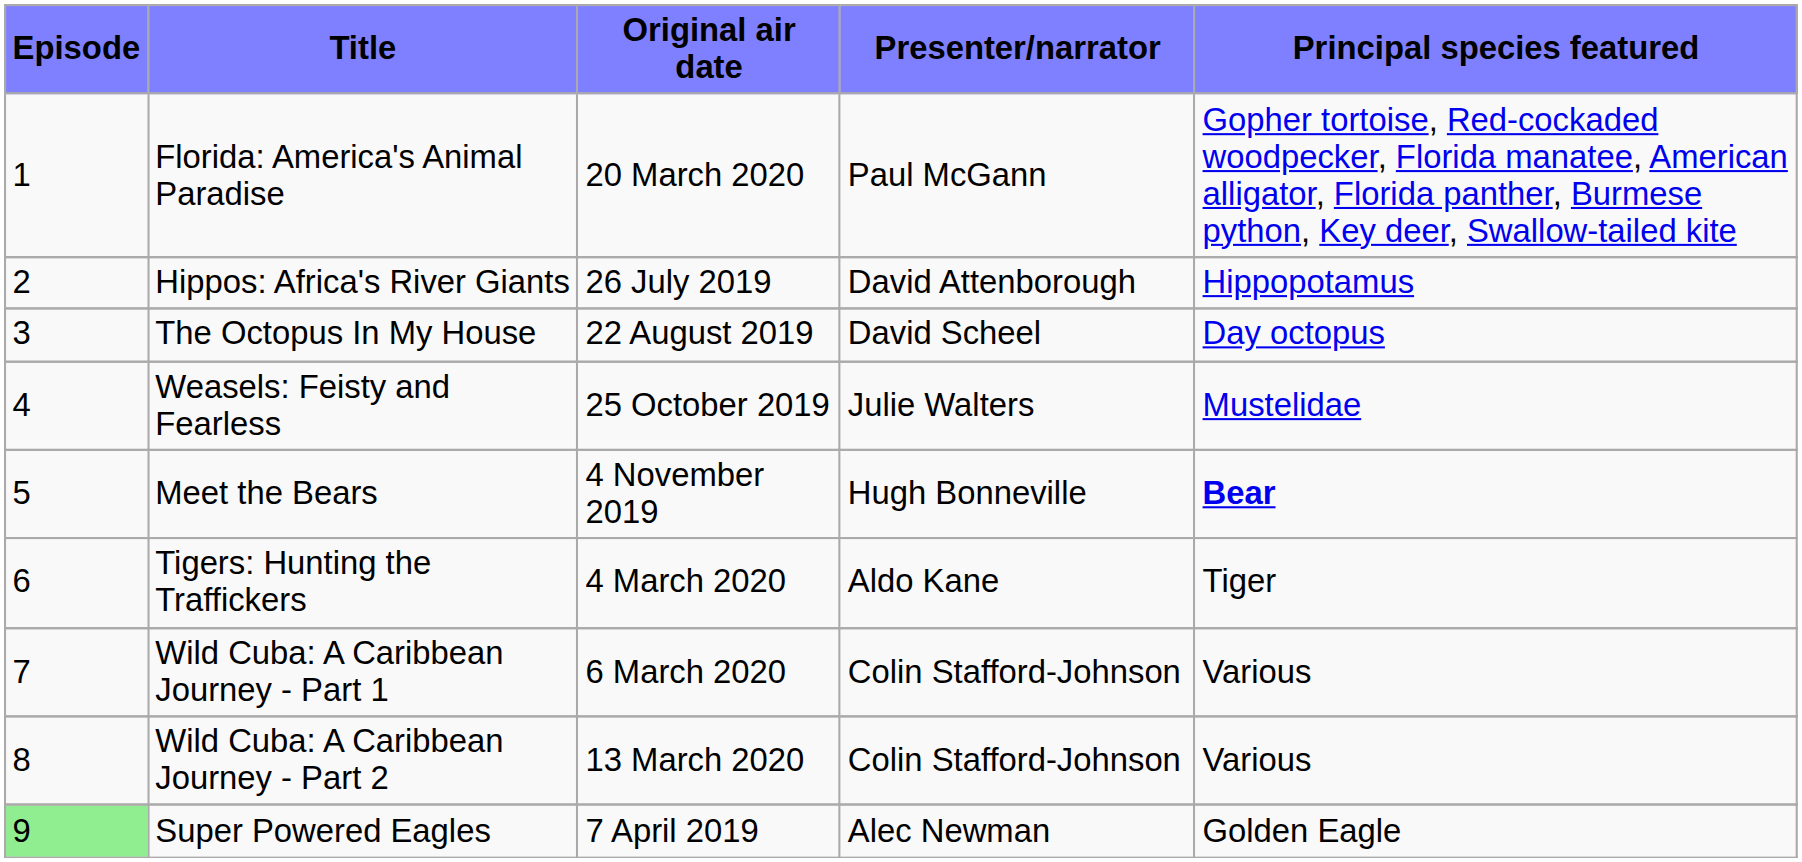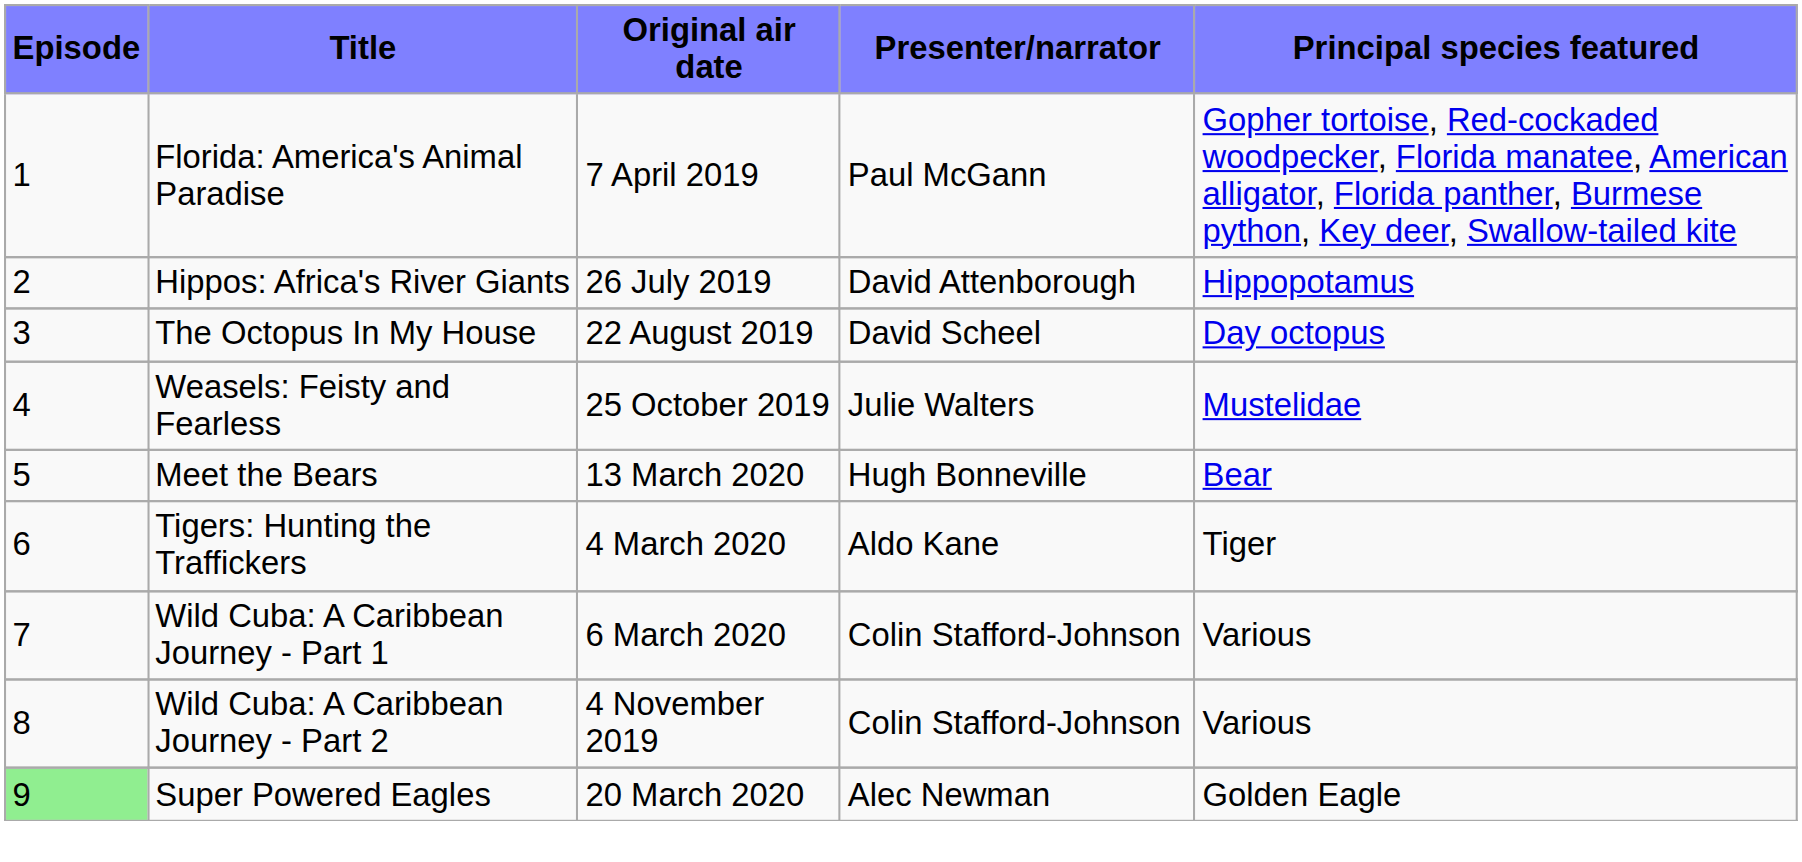(695, 174) 20 March 2020 -> (672, 174) 7 April 2019
(675, 493) 4 November 2019 -> (695, 475) 13 March 2020
(1239, 493) bold -> (1237, 475) normal
(695, 760) 13 March 2020 -> (675, 723) 4 November 2019
(672, 830) 7 April 2019 -> (695, 793) 20 March 2020
